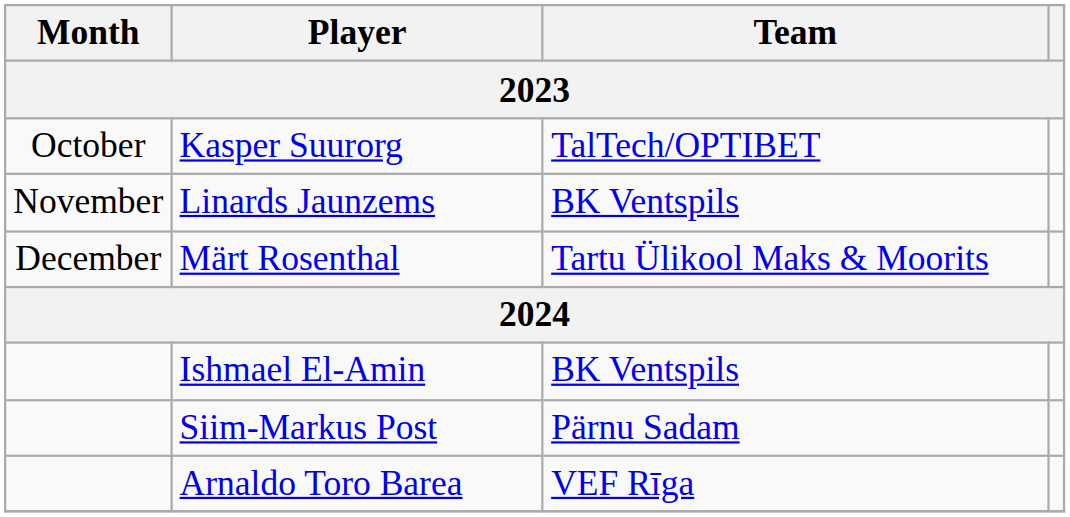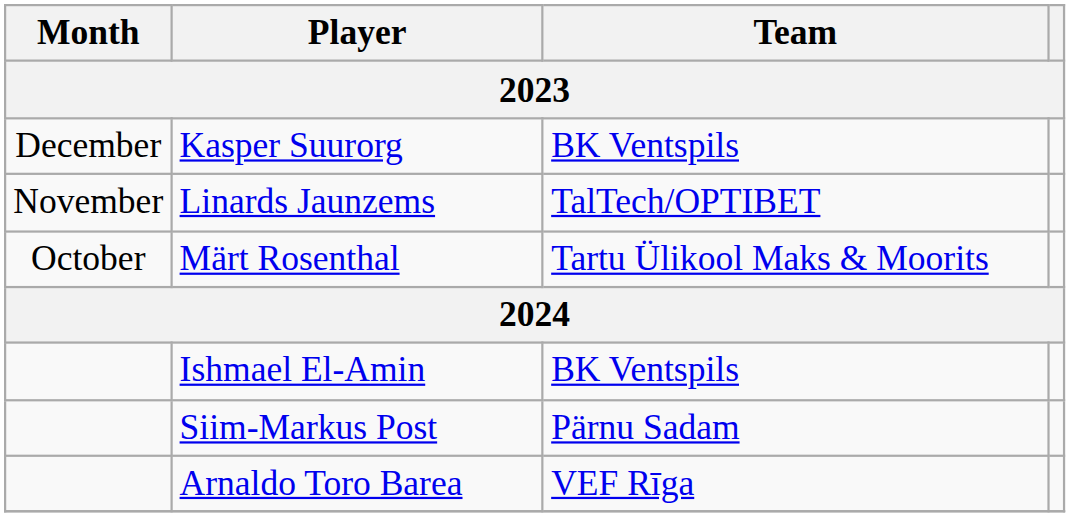(88, 145) October -> (88, 145) December
(686, 145) TalTech/OPTIBET -> (645, 145) BK Ventspils
(645, 201) BK Ventspils -> (686, 201) TalTech/OPTIBET
(88, 257) December -> (88, 257) October
